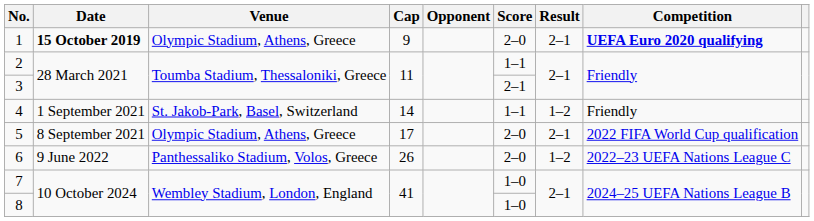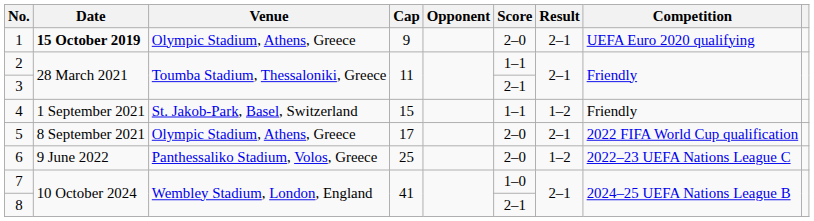(675, 39) bold -> (671, 39) normal
(407, 110) 14 -> (407, 110) 15
(407, 157) 26 -> (407, 157) 25
(515, 205) 1–0 -> (515, 205) 2–1
